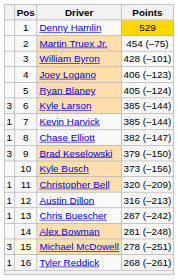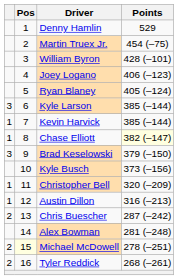(147, 28) gold background -> (147, 28) no background
(147, 137) no background -> (147, 137) lightyellow background
(9, 216) 1 -> (9, 216) 2
(9, 247) 3 -> (9, 247) 2
(9, 263) 1 -> (9, 263) 2
